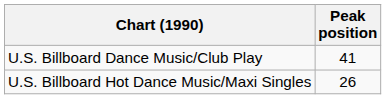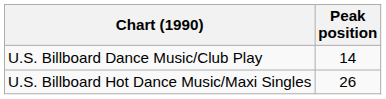(348, 57) 41 -> (348, 57) 14
